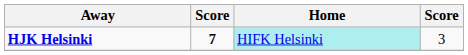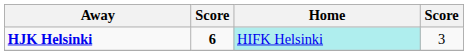(212, 38) 7 -> (212, 38) 6
